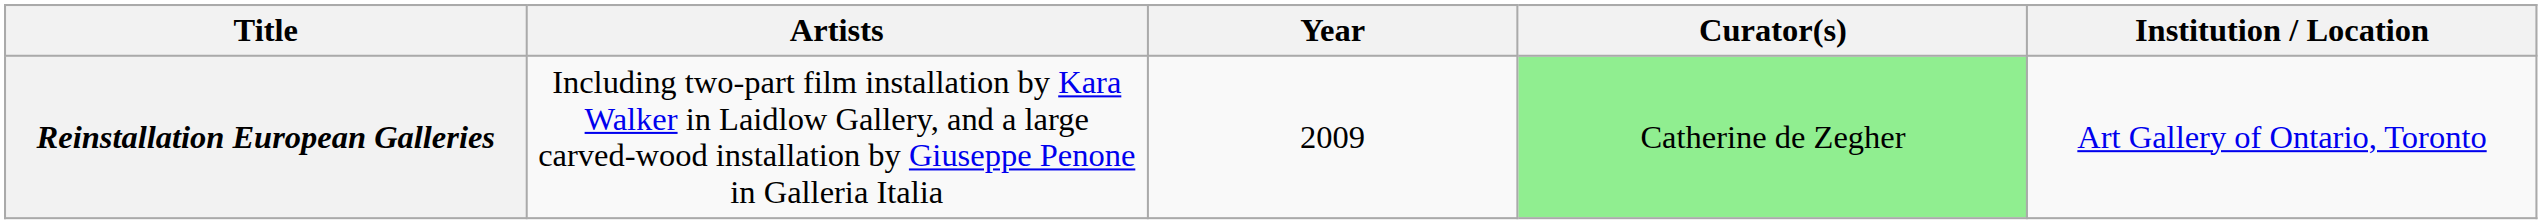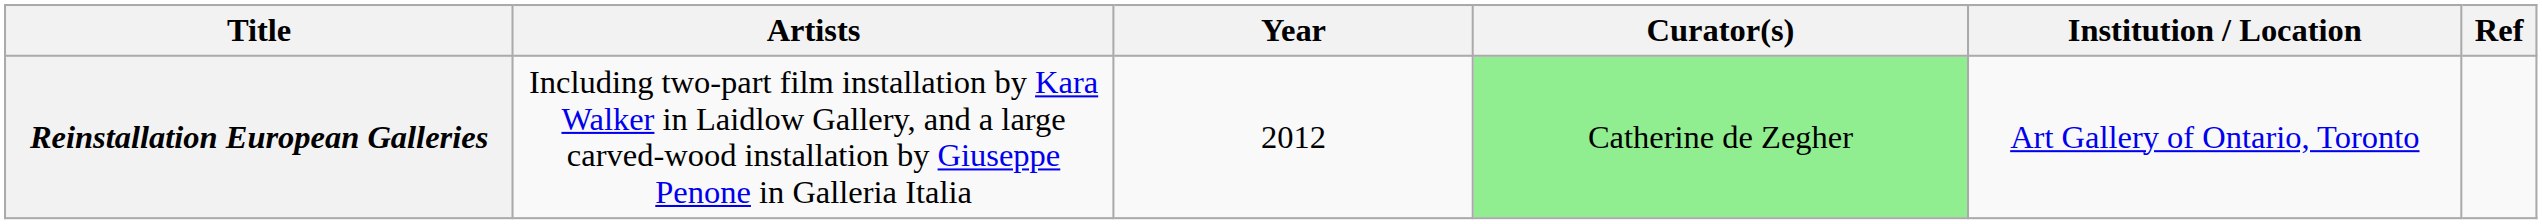+ column: (2499, 30)
(1333, 136) 2009 -> (1294, 136) 2012
